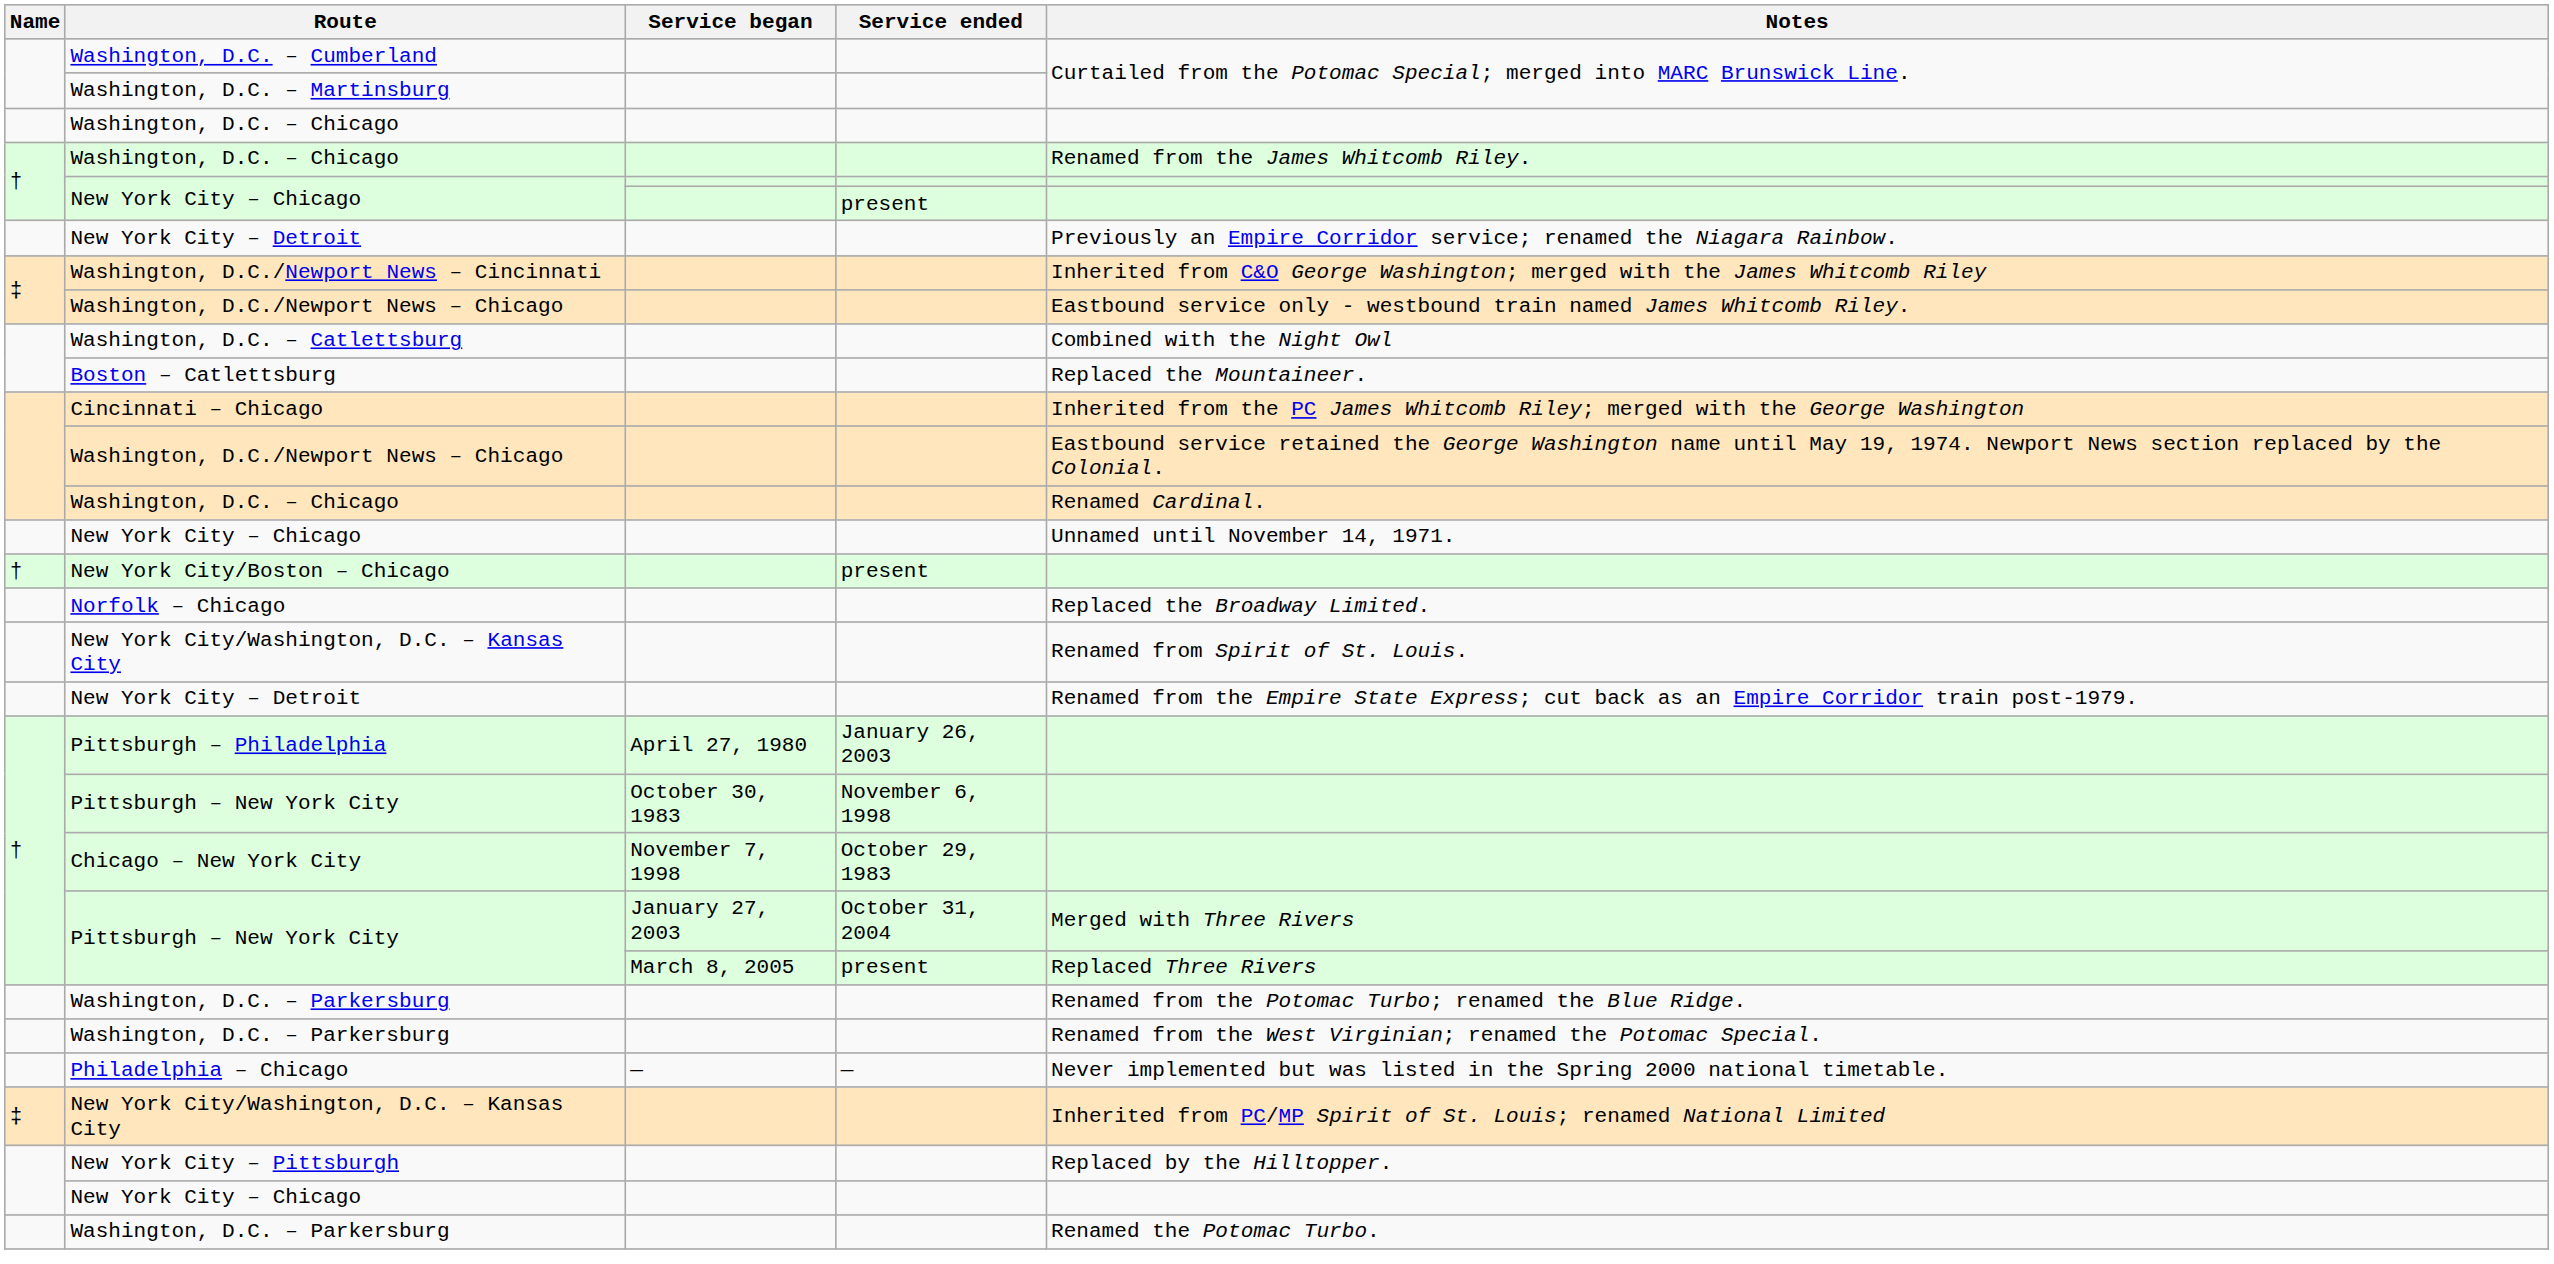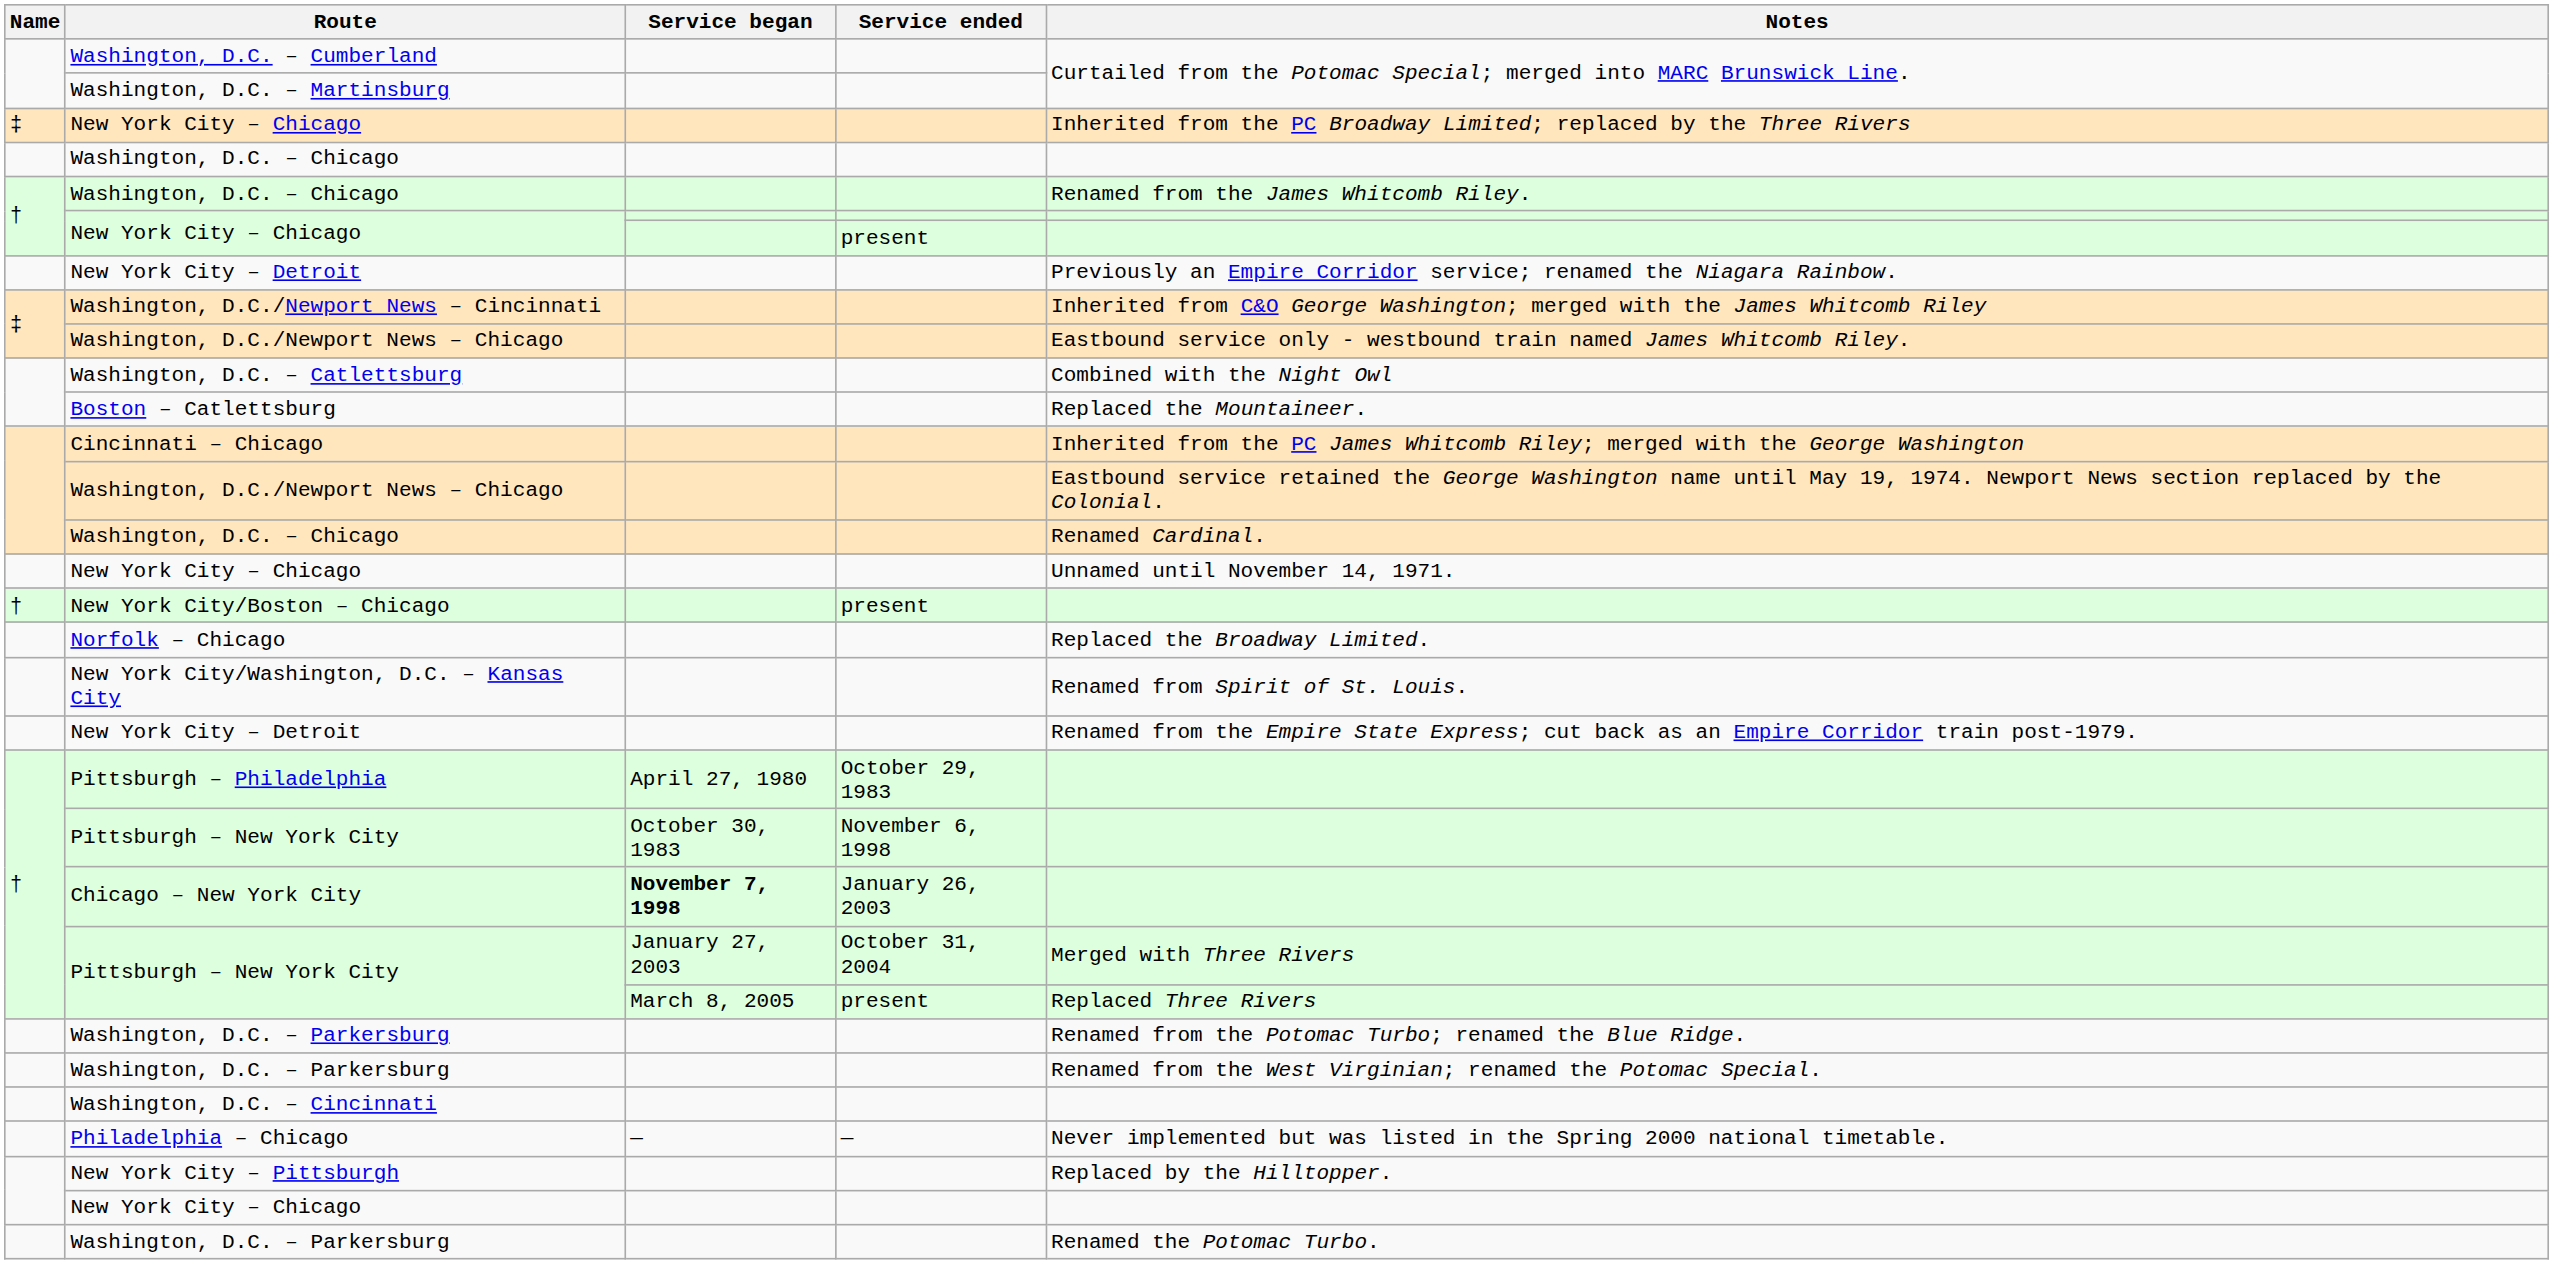+ row: (16, 125)
(910, 745) January 26, 2003 -> (910, 779) October 29, 1983
(700, 862) normal -> (700, 896) bold
(910, 862) October 29, 1983 -> (910, 896) January 26, 2003
+ row: (35, 1105)
- row: (16, 1117)
